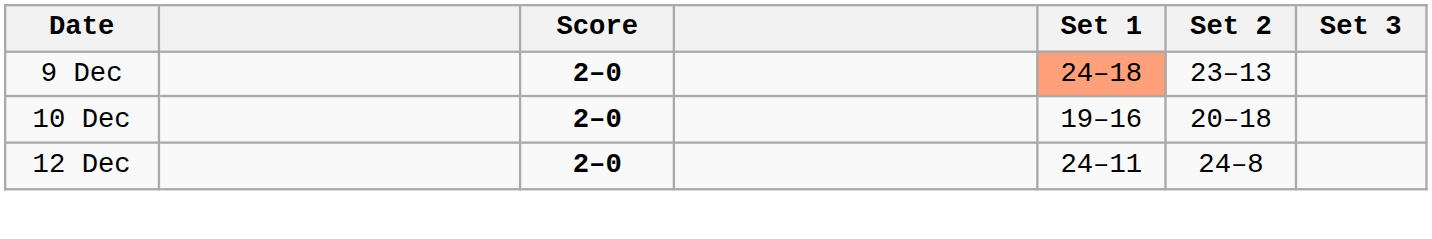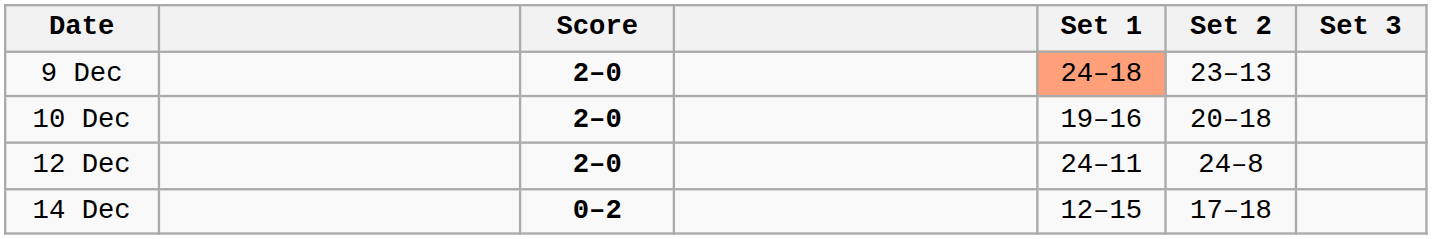+ row: (82, 211)
